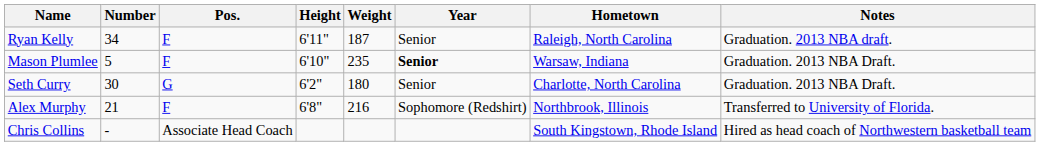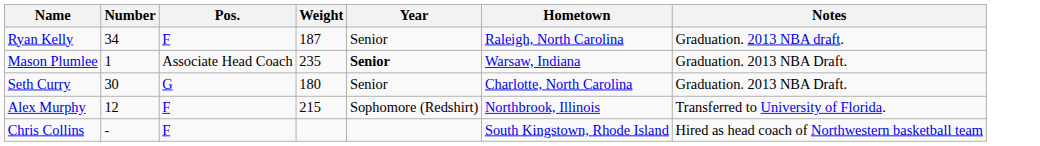- column: (320, 15)
(108, 61) 5 -> (108, 61) 1
(166, 61) F -> (227, 61) Associate Head Coach
(112, 107) 21 -> (112, 107) 12
(358, 107) 216 -> (310, 107) 215
(227, 130) Associate Head Coach -> (166, 130) F
